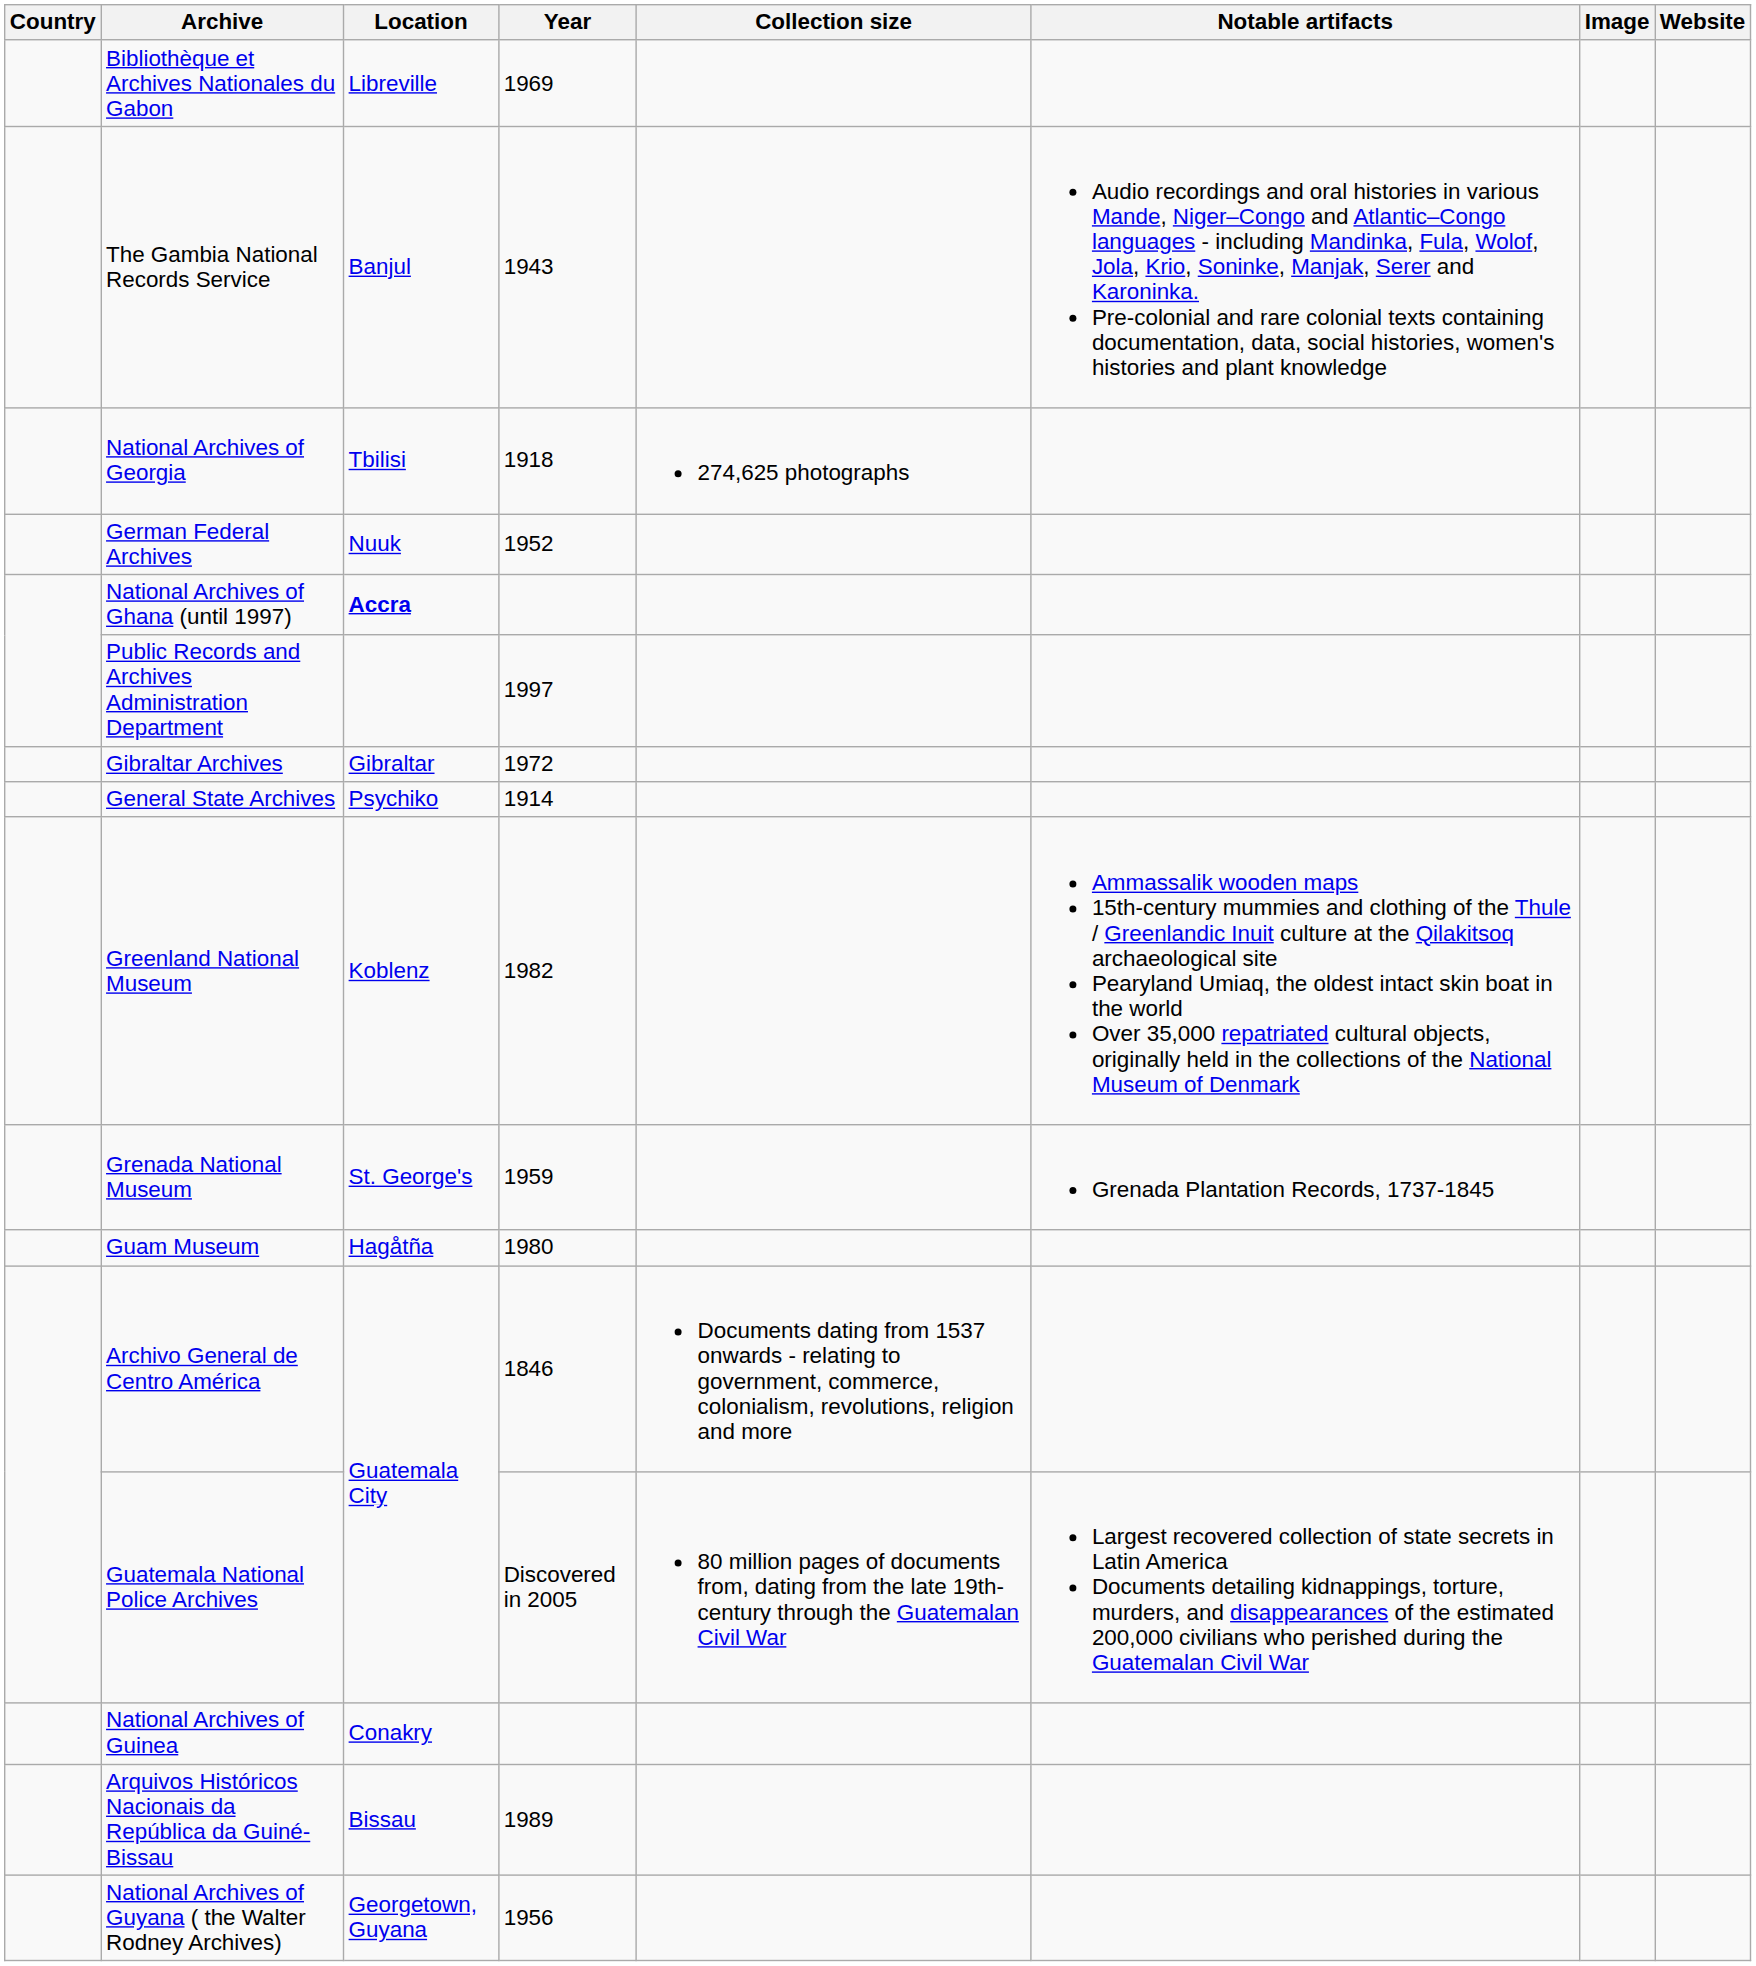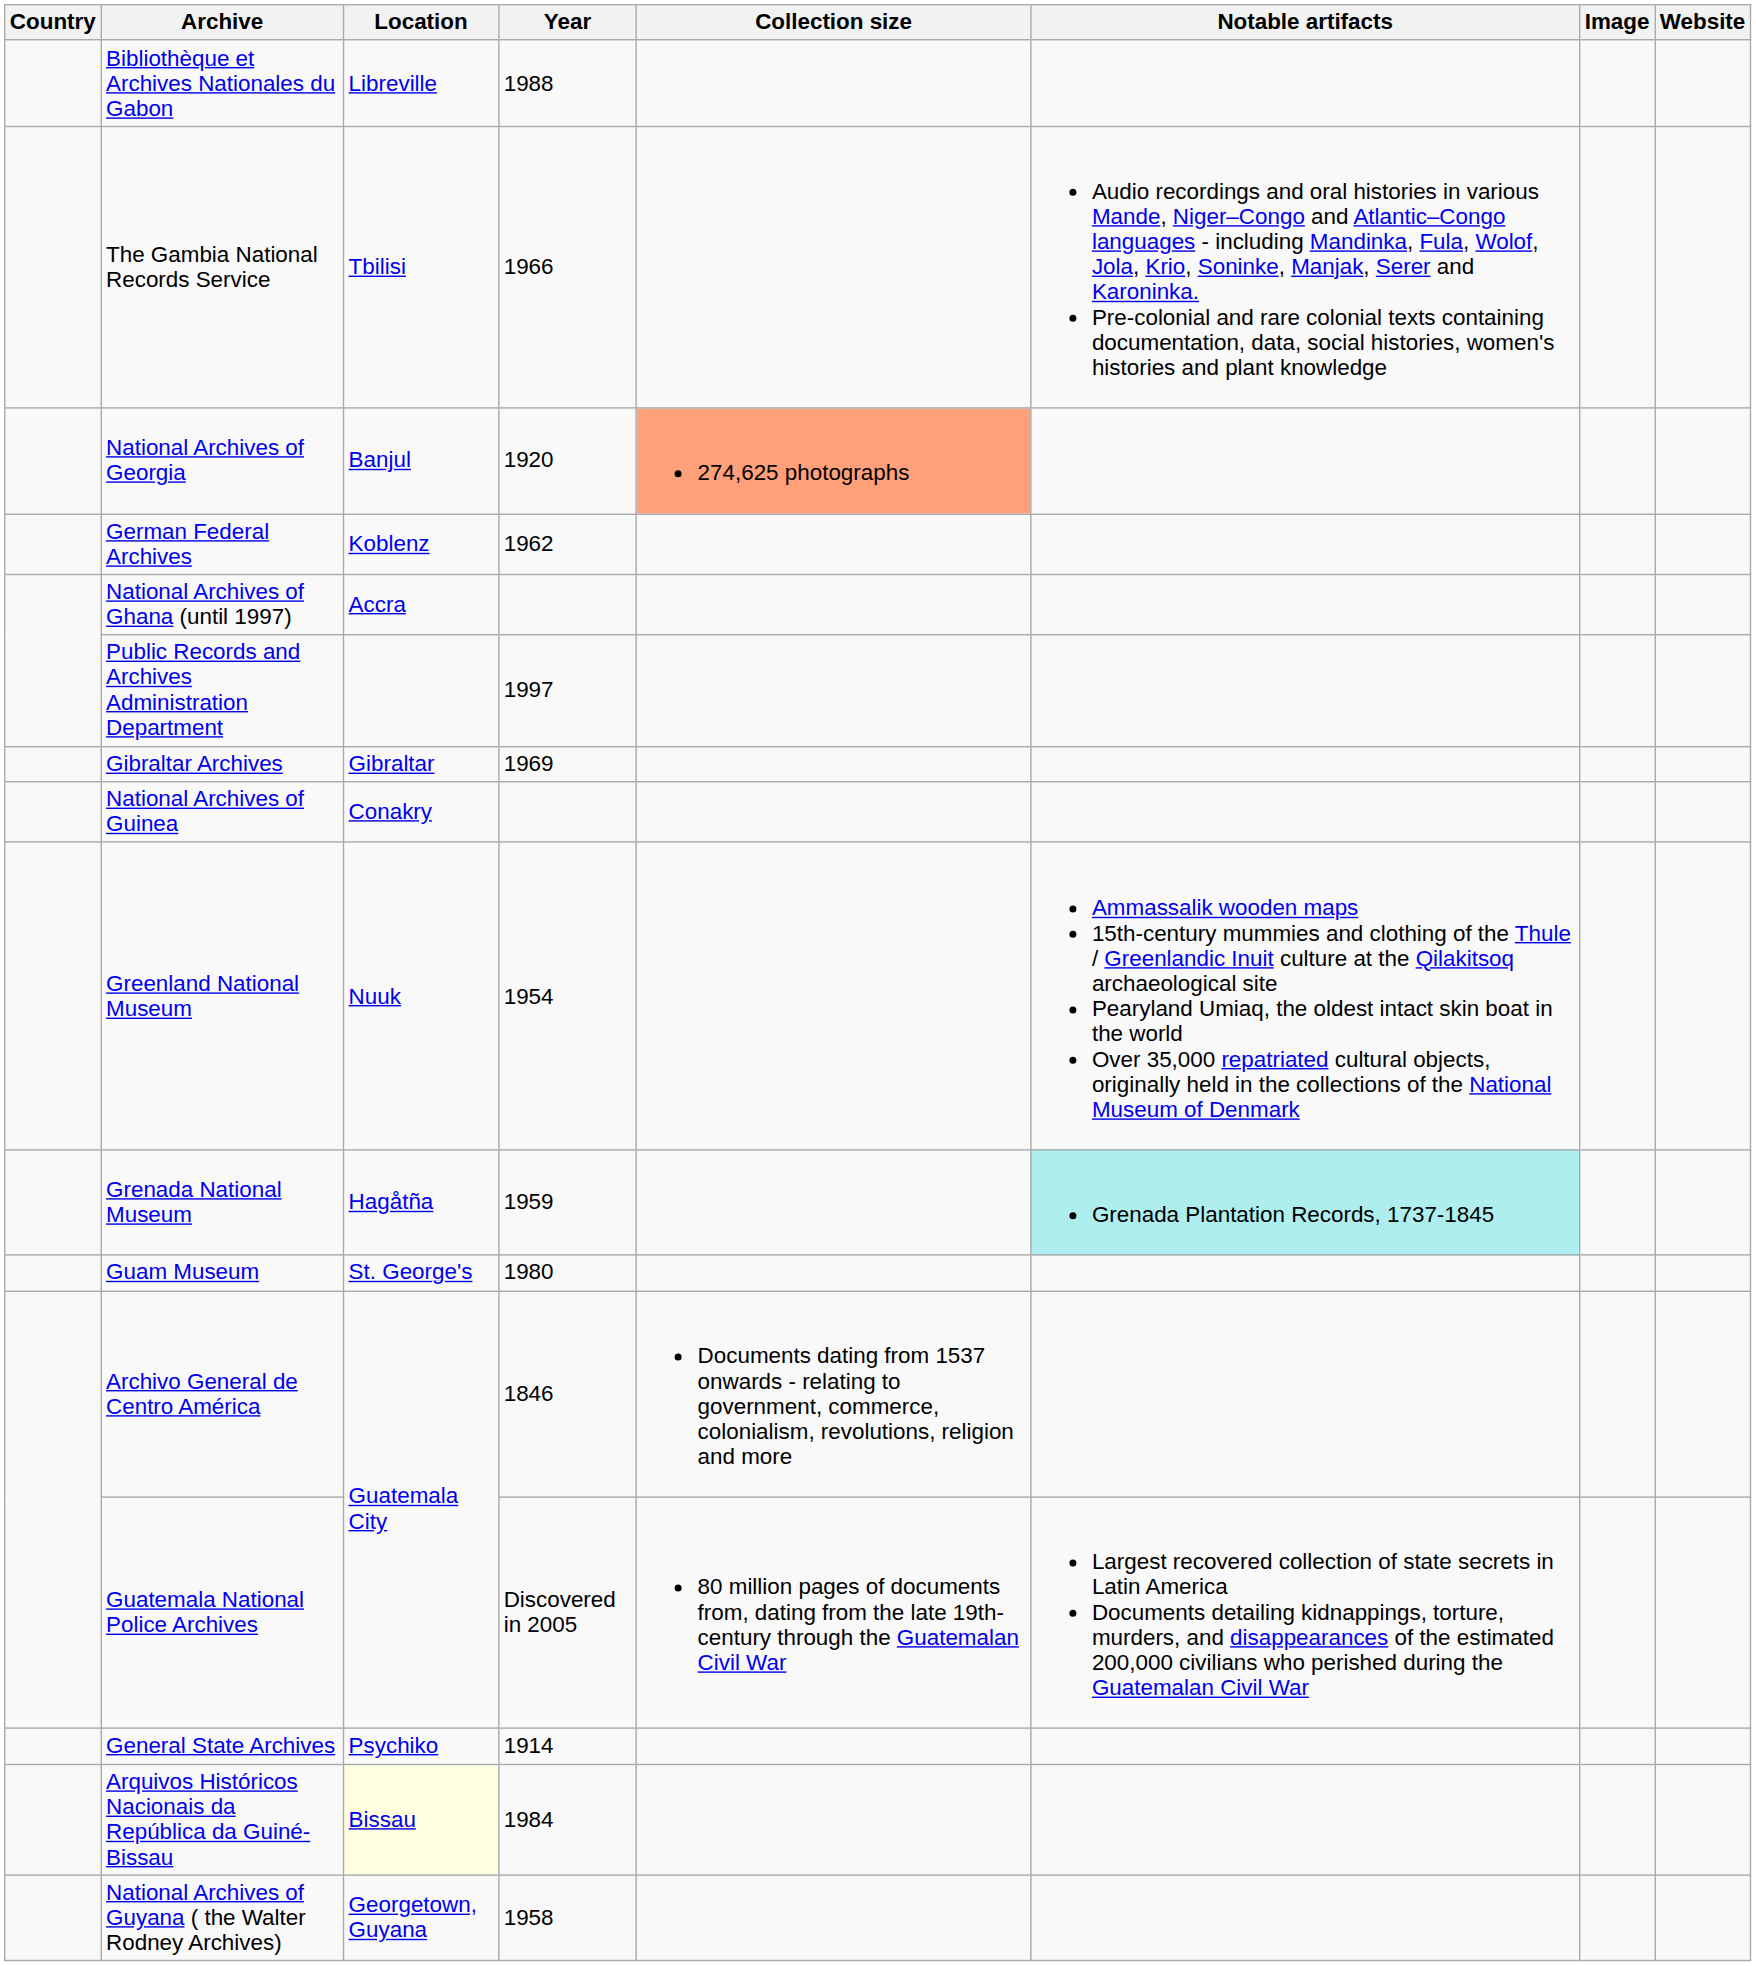(529, 82) 1969 -> (529, 82) 1988
(380, 266) Banjul -> (377, 266) Tbilisi
(529, 266) 1943 -> (529, 266) 1966
(377, 460) Tbilisi -> (380, 460) Banjul
(529, 460) 1918 -> (529, 460) 1920
(834, 473) no background -> (834, 473) lightsalmon background
(375, 543) Nuuk -> (389, 543) Koblenz
(529, 543) 1952 -> (529, 543) 1962
(380, 604) bold -> (377, 604) normal
(529, 763) 1972 -> (529, 763) 1969
rows swapped: (221, 799) <-> (205, 1733)
(389, 970) Koblenz -> (375, 995) Nuuk
(529, 970) 1982 -> (529, 995) 1954
(411, 1176) St. George's -> (391, 1202) Hagåtña
(1305, 1190) no background -> (1305, 1215) paleturquoise background
(391, 1247) Hagåtña -> (411, 1272) St. George's
(382, 1819) no background -> (382, 1819) lightyellow background
(529, 1819) 1989 -> (529, 1819) 1984
(529, 1917) 1956 -> (529, 1917) 1958
